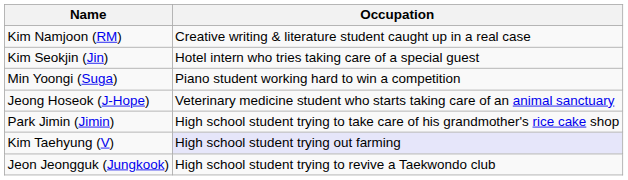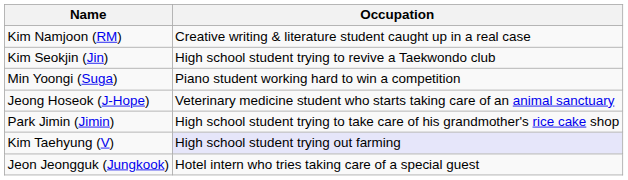(327, 57) Hotel intern who tries taking care of a special guest -> (335, 57) High school student trying to revive a Taekwondo club
(335, 164) High school student trying to revive a Taekwondo club -> (327, 164) Hotel intern who tries taking care of a special guest
